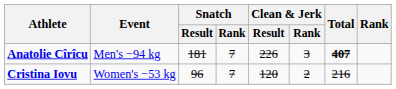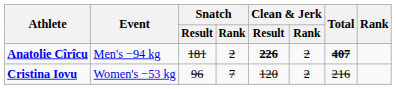(232, 54) 7 -> (232, 54) 2
(269, 54) normal -> (269, 54) bold
(307, 54) 3 -> (307, 54) 2
